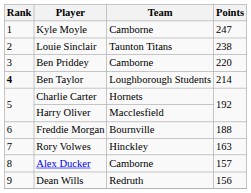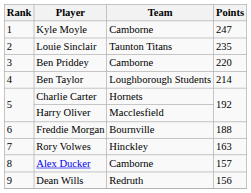(224, 46) 238 -> (224, 46) 235
(9, 79) bold -> (9, 79) normal
